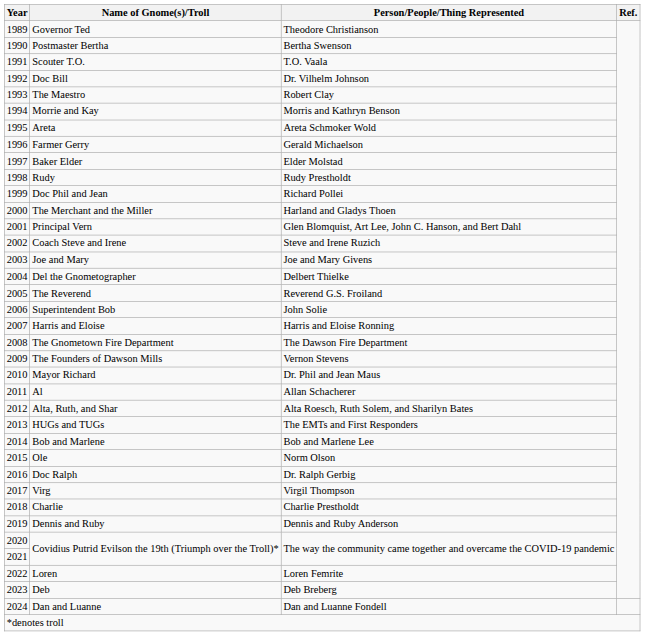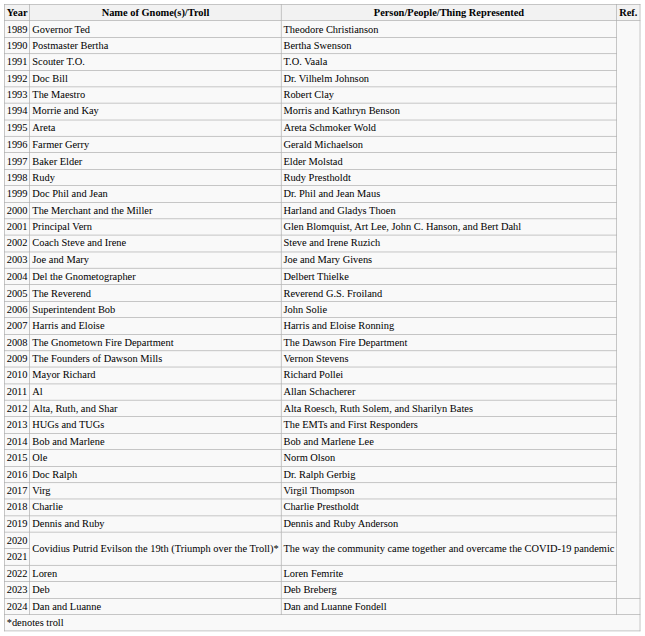(313, 194) Richard Pollei -> (332, 194) Dr. Phil and Jean Maus
(332, 375) Dr. Phil and Jean Maus -> (313, 375) Richard Pollei
